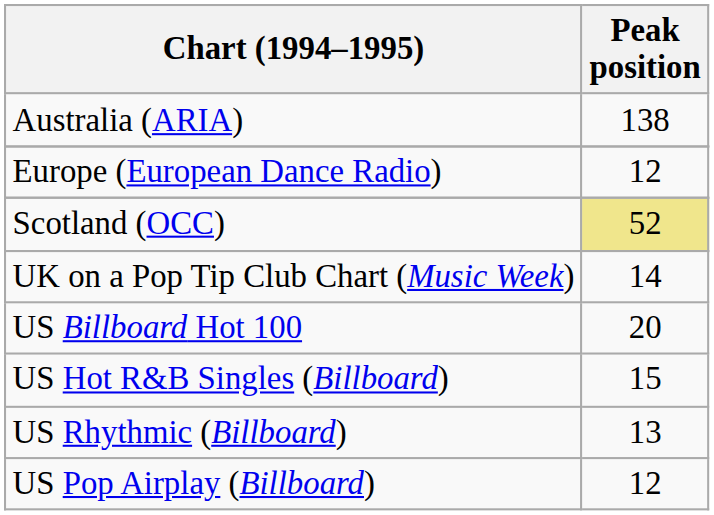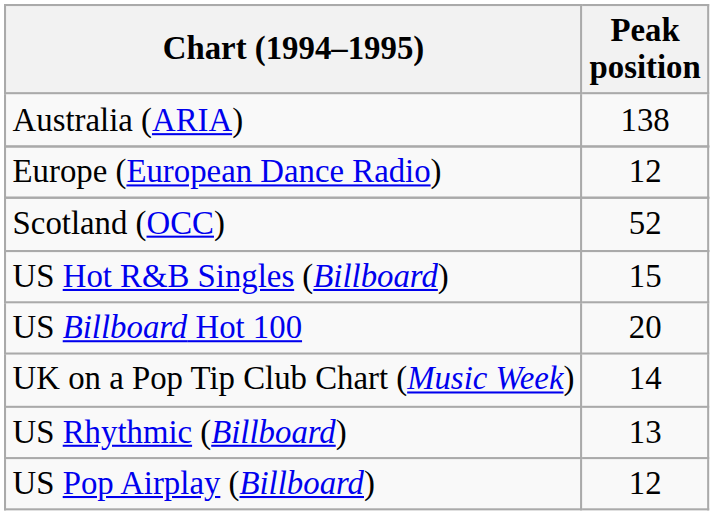(645, 223) khaki background -> (645, 223) no background
rows swapped: (293, 275) <-> (231, 379)
